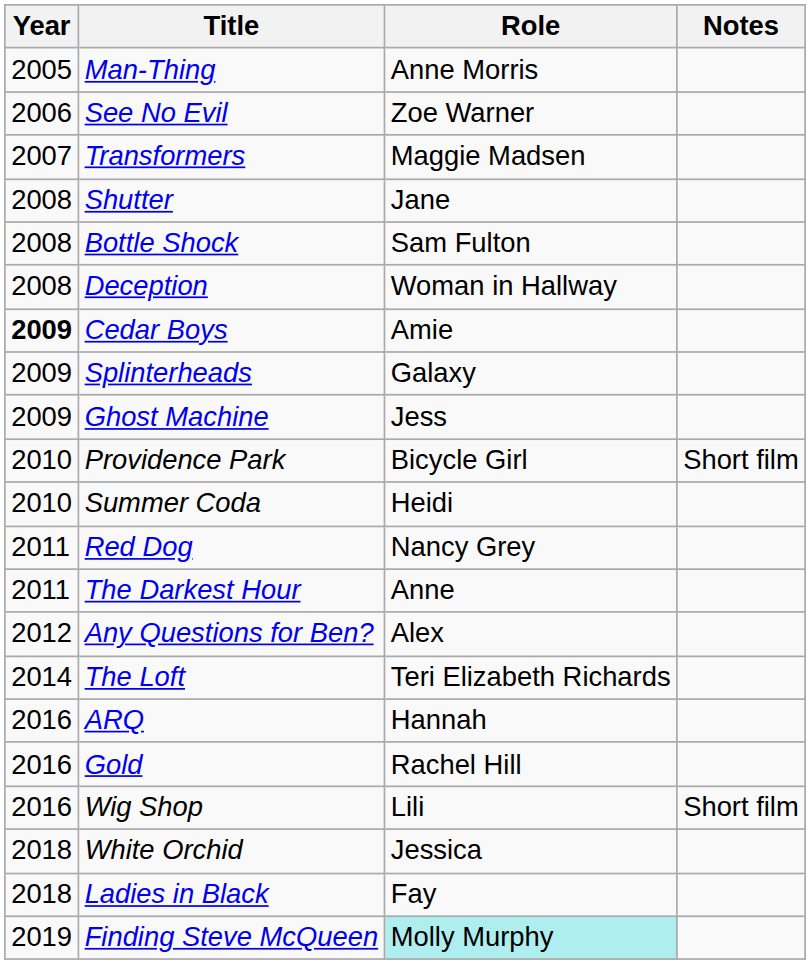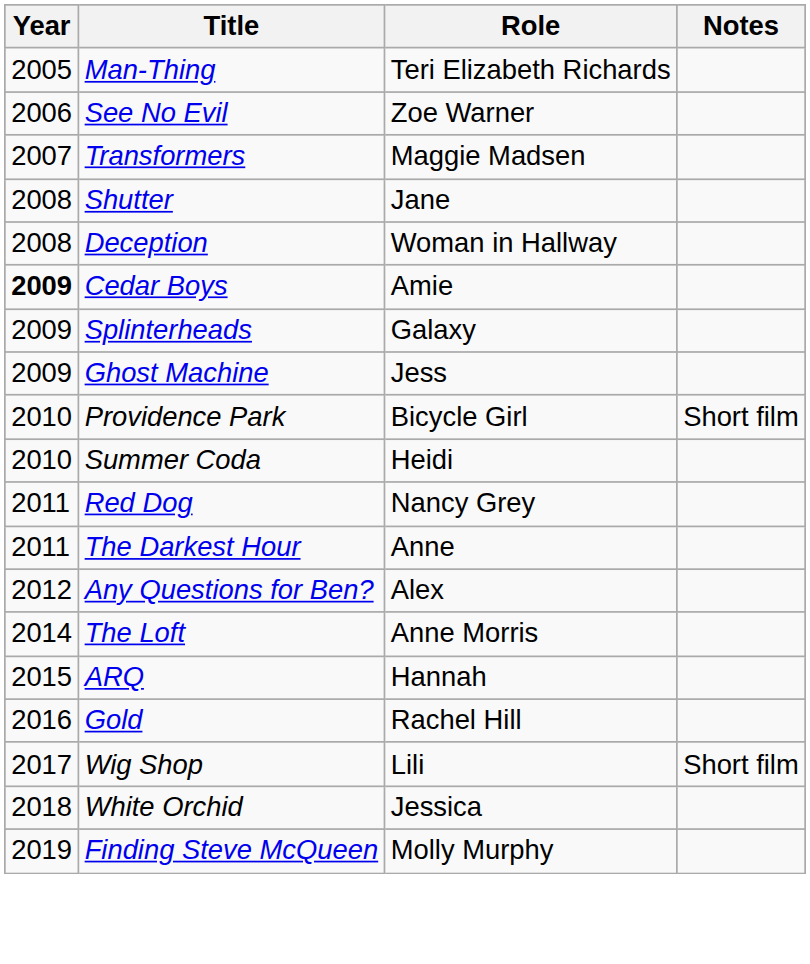(465, 69) Anne Morris -> (531, 69) Teri Elizabeth Richards
- row: (161, 243)
(531, 677) Teri Elizabeth Richards -> (465, 633) Anne Morris
(42, 720) 2016 -> (42, 677) 2015
(42, 807) 2016 -> (42, 763) 2017
- row: (177, 894)
(472, 937) paleturquoise background -> (472, 850) no background
